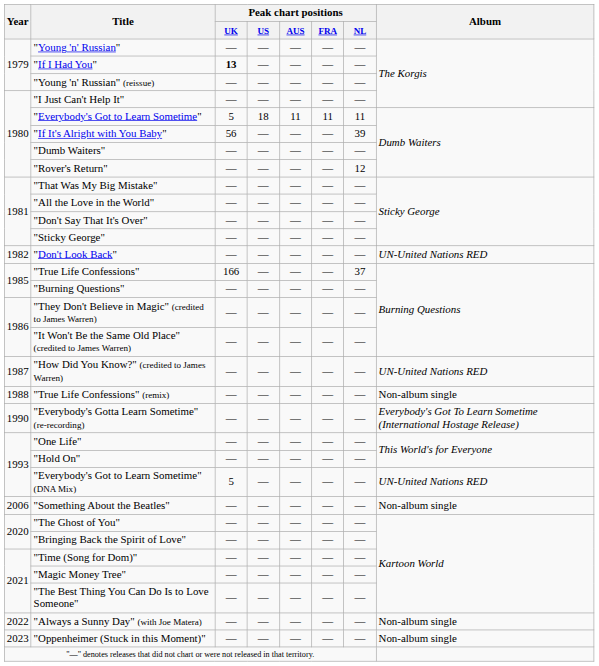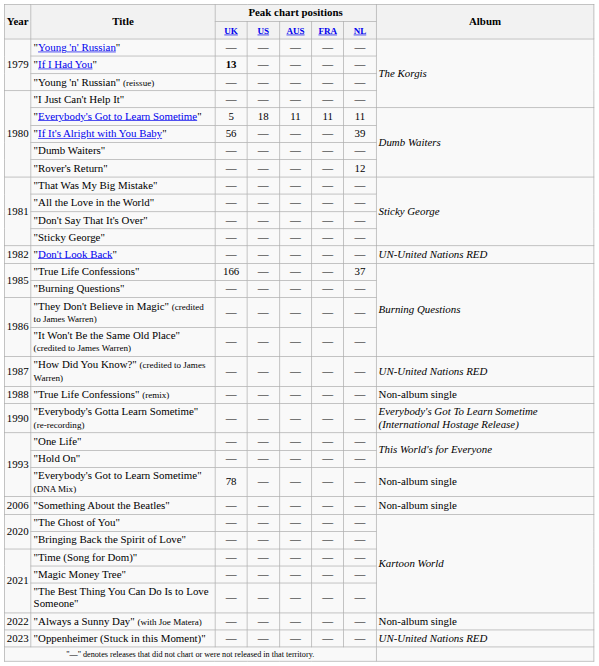(231, 482) 5 -> (231, 482) 78
(433, 482) UN-United Nations RED -> (418, 482) Non-album single
(418, 638) Non-album single -> (433, 638) UN-United Nations RED
